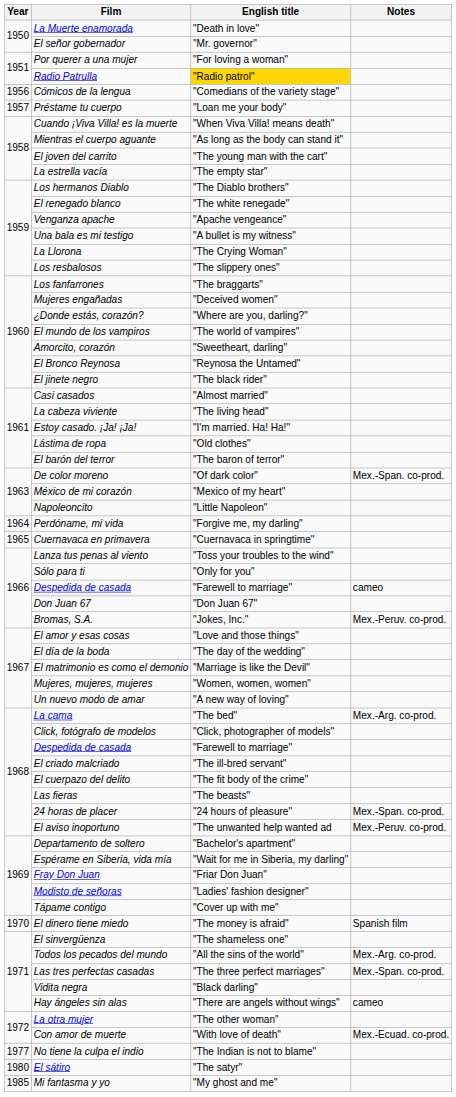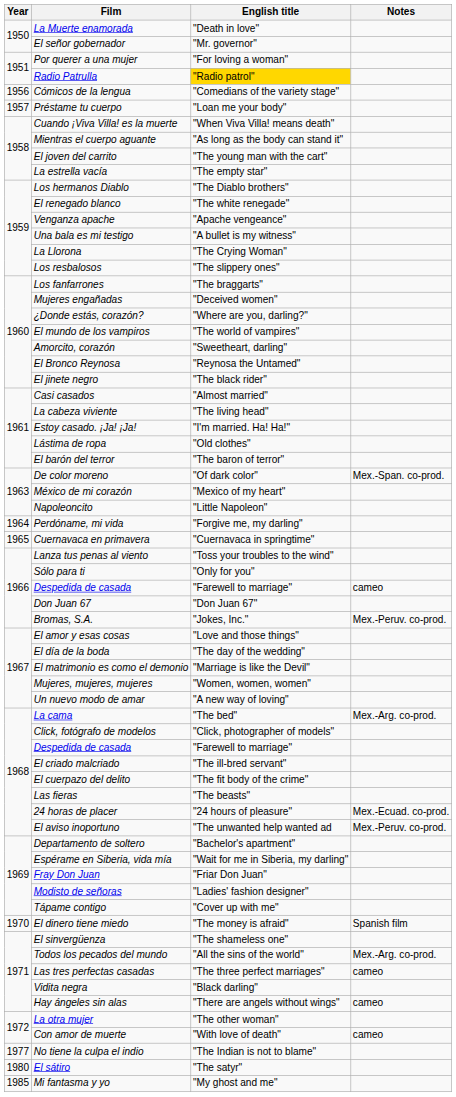(399, 811) Mex.-Span. co-prod. -> (401, 811) Mex.-Ecuad. co-prod.
(399, 971) Mex.-Span. co-prod. -> (368, 971) cameo
(401, 1035) Mex.-Ecuad. co-prod. -> (368, 1035) cameo
